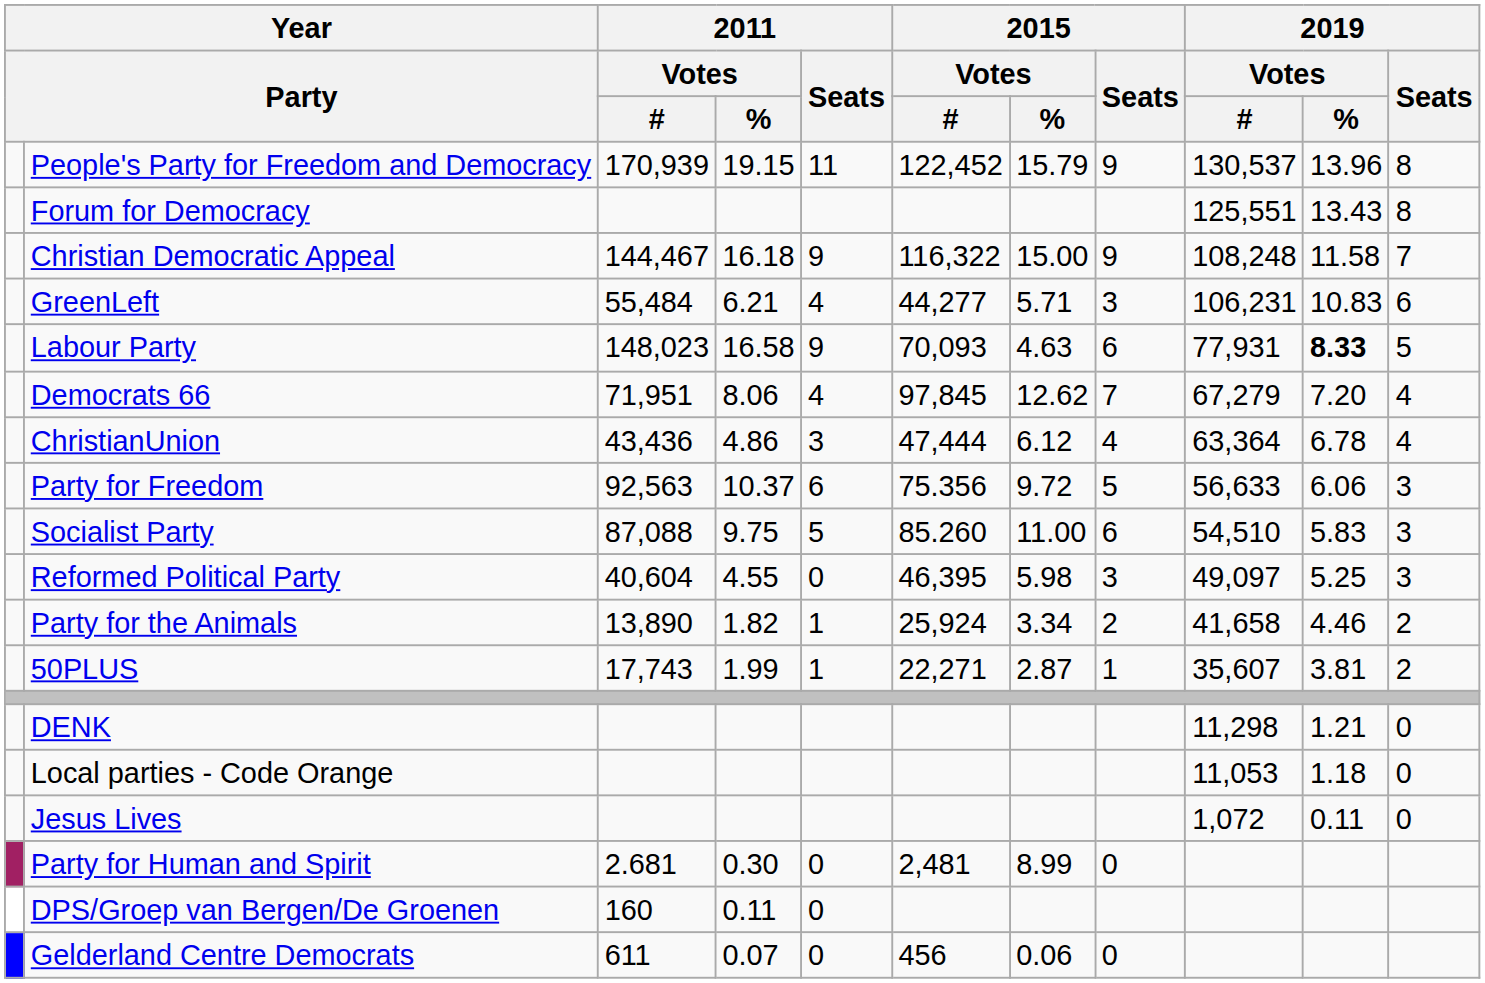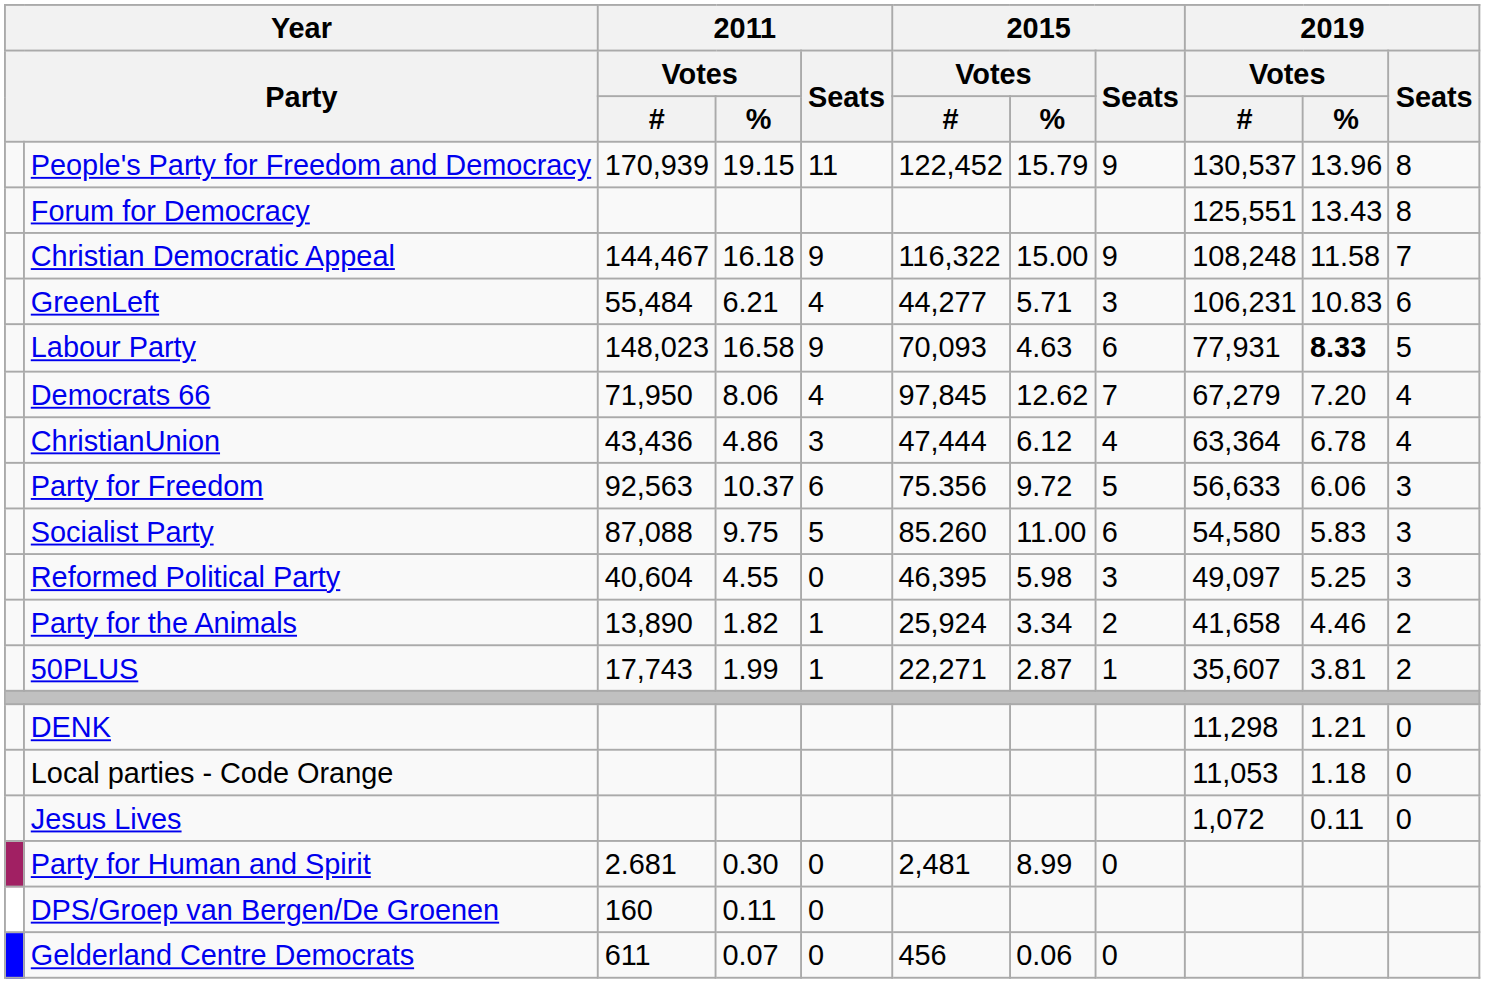(649, 394) 71,951 -> (649, 394) 71,950
(1236, 531) 54,510 -> (1236, 531) 54,580
